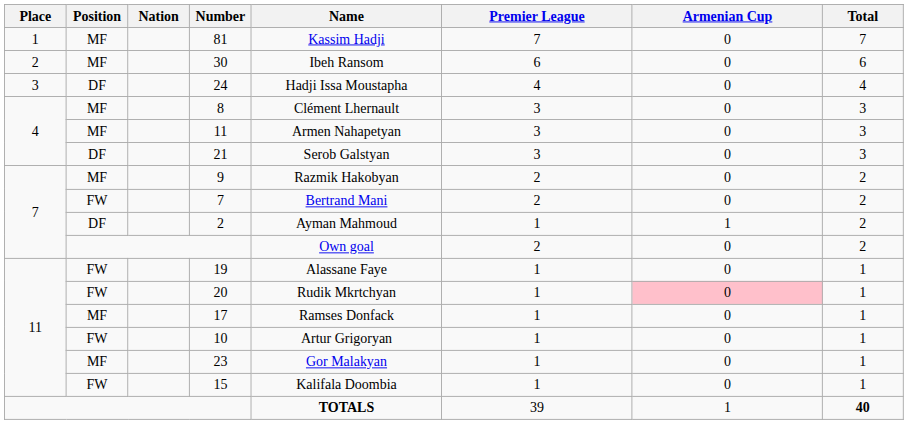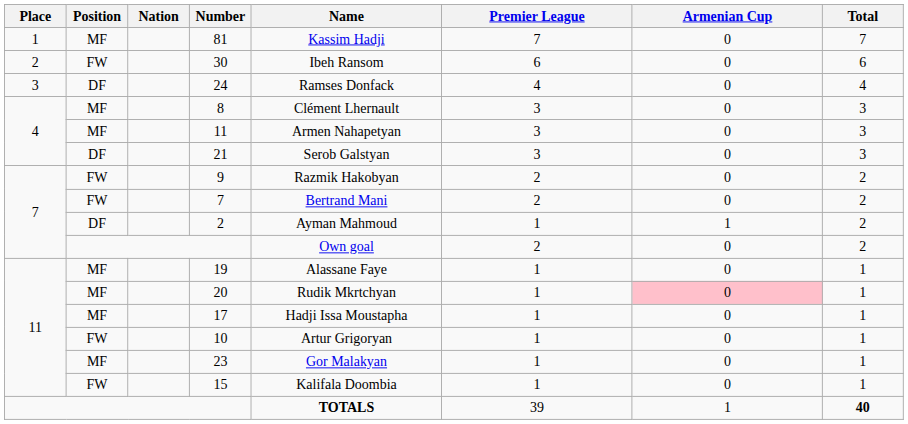(97, 62) MF -> (97, 62) FW
(346, 85) Hadji Issa Moustapha -> (346, 85) Ramses Donfack
(97, 177) MF -> (97, 177) FW
(97, 269) FW -> (97, 269) MF
(97, 292) FW -> (97, 292) MF
(346, 315) Ramses Donfack -> (346, 315) Hadji Issa Moustapha
